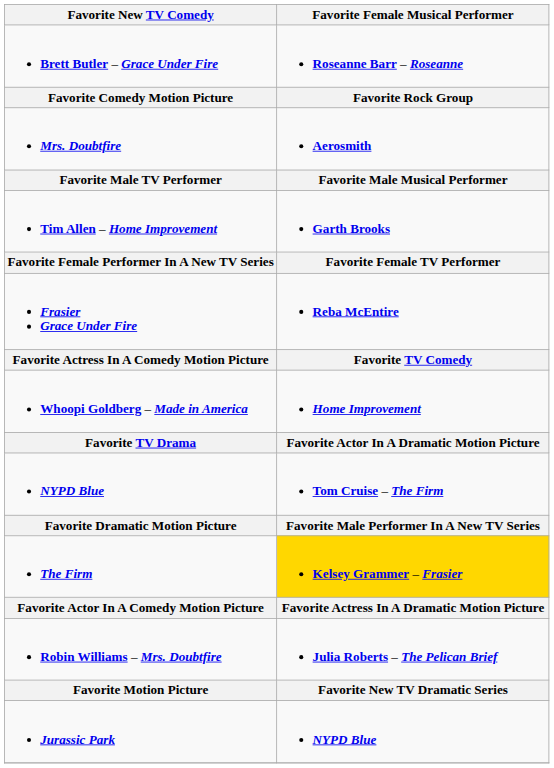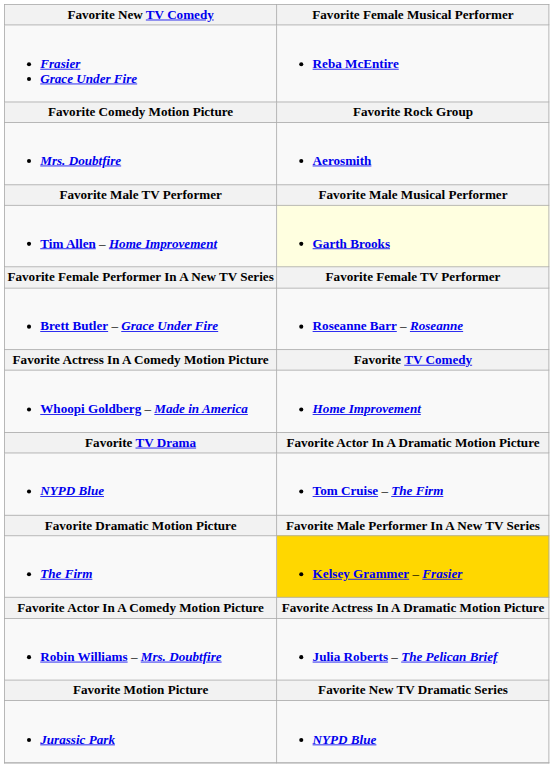rows swapped: (141, 319) <-> (141, 64)
(413, 229) no background -> (413, 243) lightyellow background
